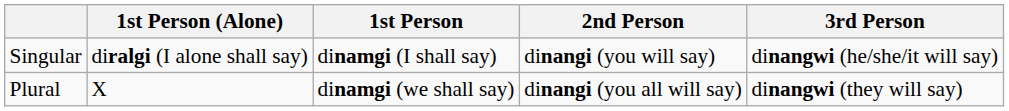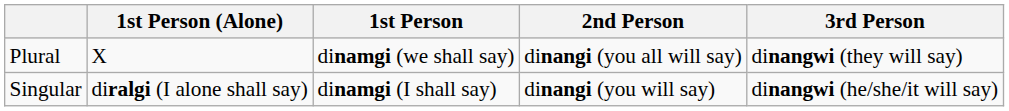rows swapped: (46, 55) <-> (35, 88)
